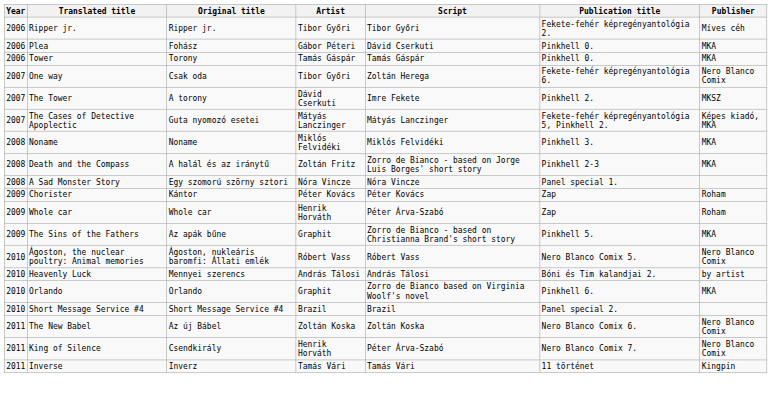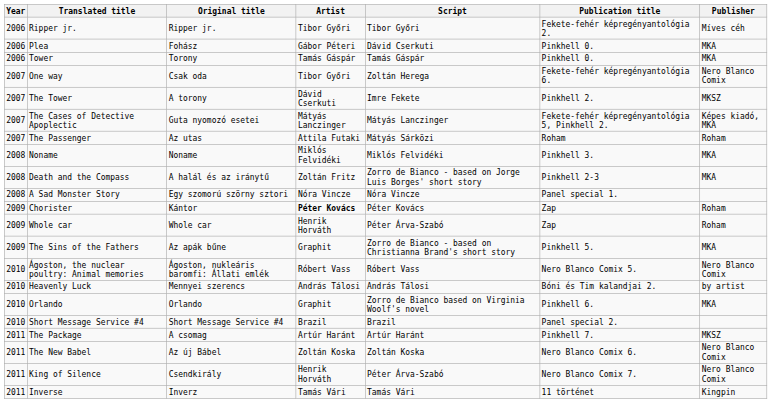+ row: (60, 138)
(327, 195) normal -> (327, 208) bold
+ row: (55, 335)
